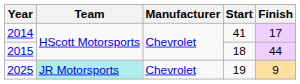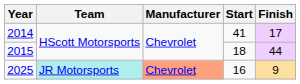(171, 70) no background -> (171, 70) lightsalmon background
(239, 70) 19 -> (239, 70) 16
